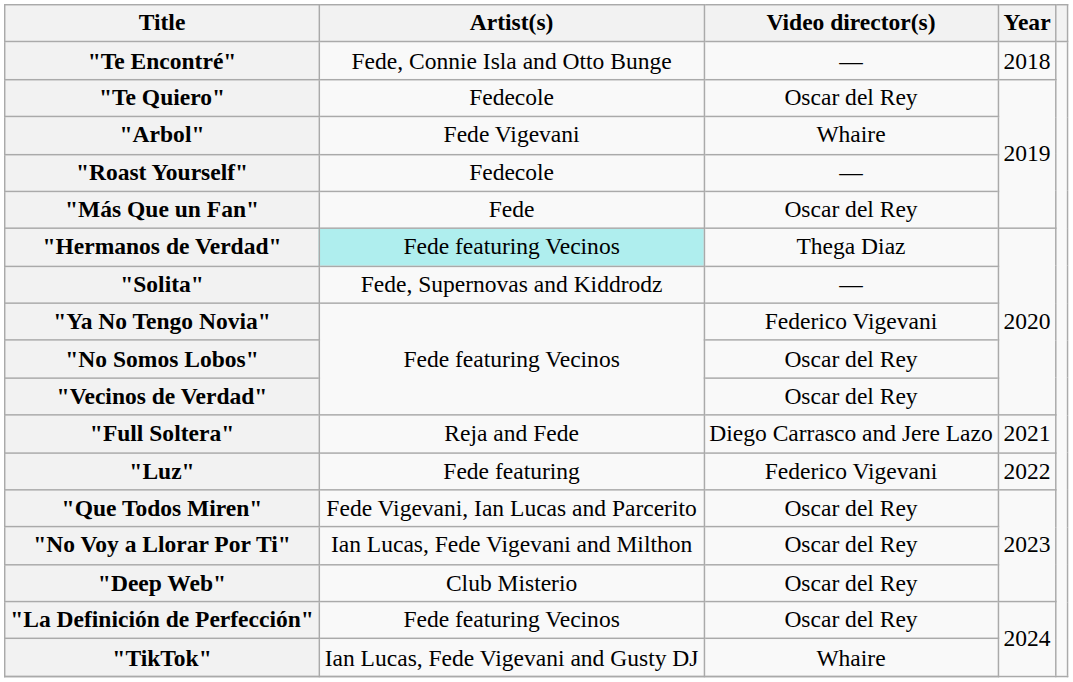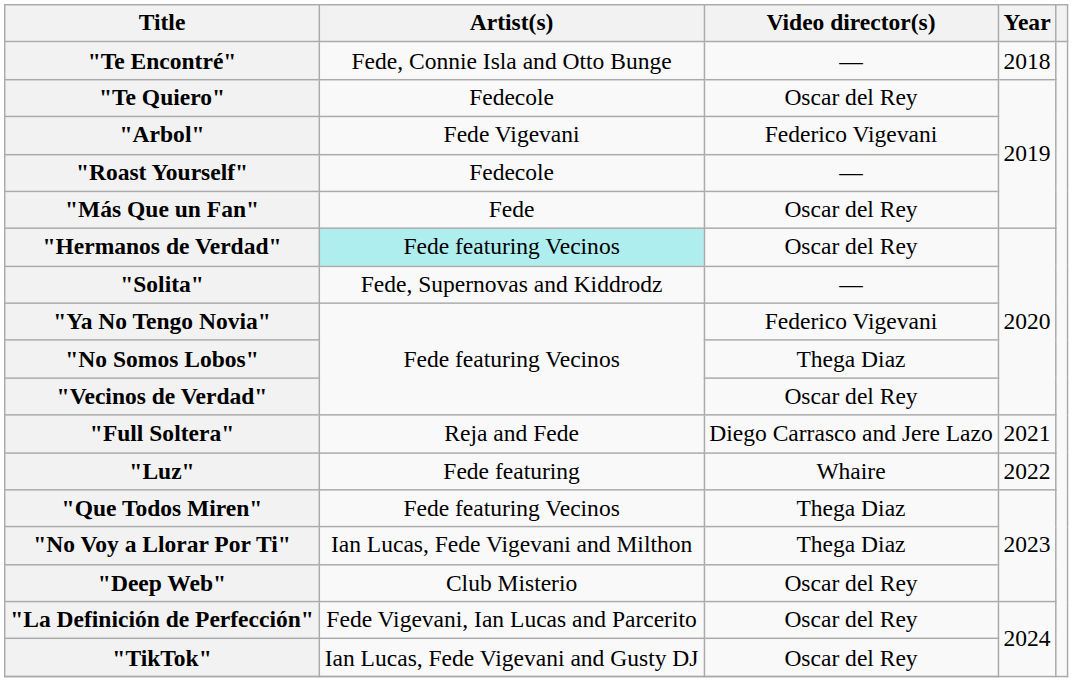(851, 135) Whaire -> (851, 135) Federico Vigevani
(851, 246) Thega Diaz -> (851, 246) Oscar del Rey
(851, 358) Oscar del Rey -> (851, 358) Thega Diaz
(851, 470) Federico Vigevani -> (851, 470) Whaire
(512, 508) Fede Vigevani, Ian Lucas and Parcerito -> (512, 508) Fede featuring Vecinos
(851, 508) Oscar del Rey -> (851, 508) Thega Diaz
(851, 545) Oscar del Rey -> (851, 545) Thega Diaz
(512, 619) Fede featuring Vecinos -> (512, 619) Fede Vigevani, Ian Lucas and Parcerito
(851, 657) Whaire -> (851, 657) Oscar del Rey
